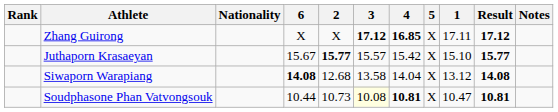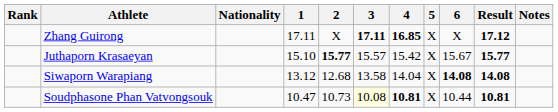columns swapped: (457, 14) <-> (301, 14)
(371, 35) 17.12 -> (371, 35) 17.11
